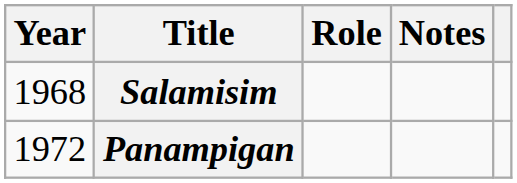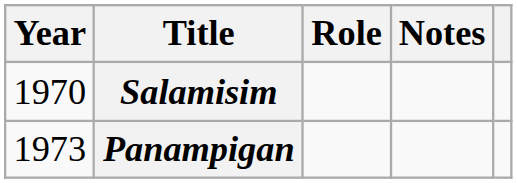(50, 90) 1968 -> (50, 90) 1970
(50, 148) 1972 -> (50, 148) 1973
